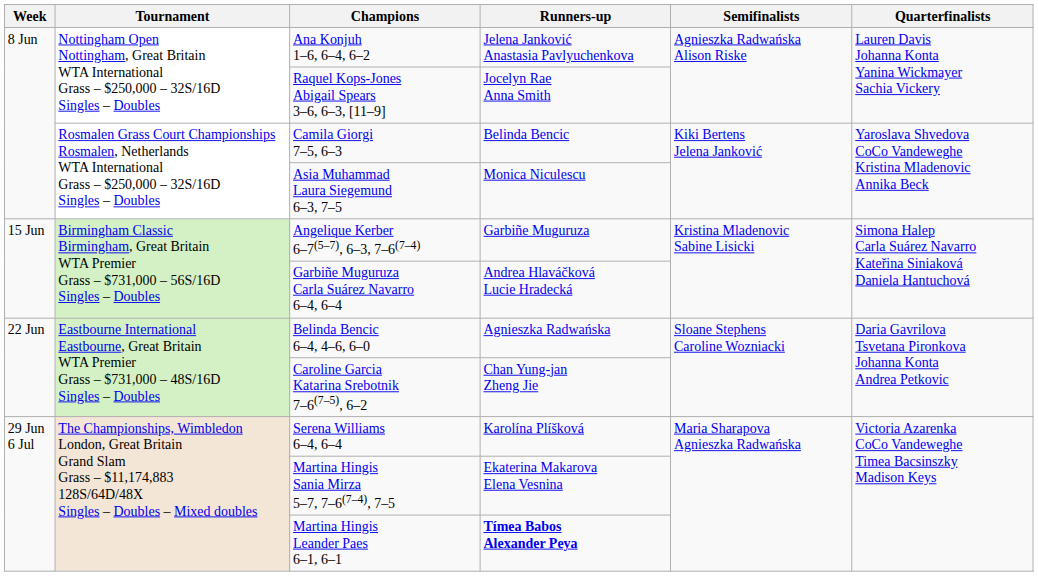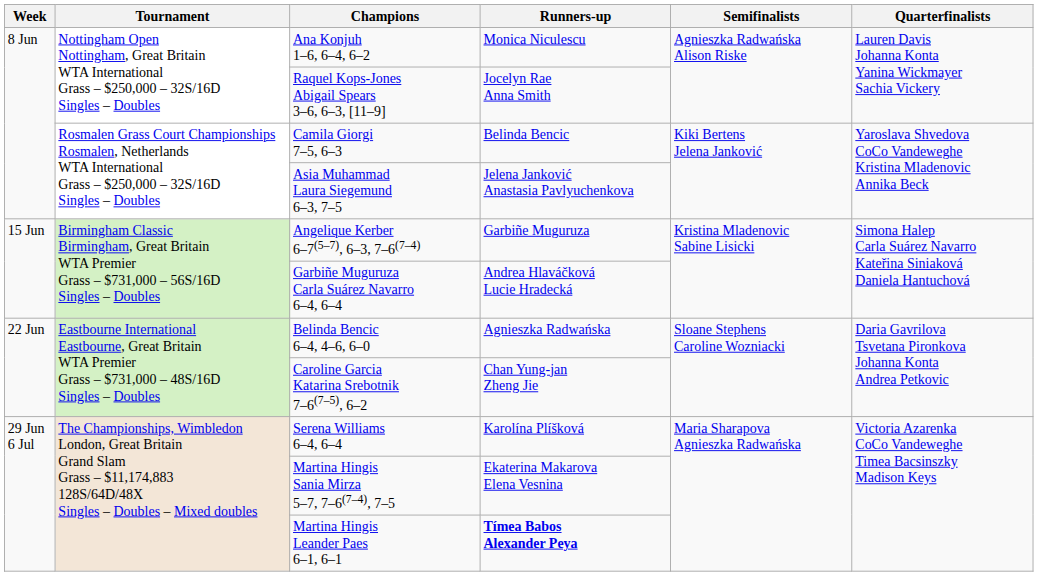(559, 47) Jelena Janković Anastasia Pavlyuchenkova -> (535, 39) Monica Niculescu
(535, 174) Monica Niculescu -> (559, 182) Jelena Janković Anastasia Pavlyuchenkova
